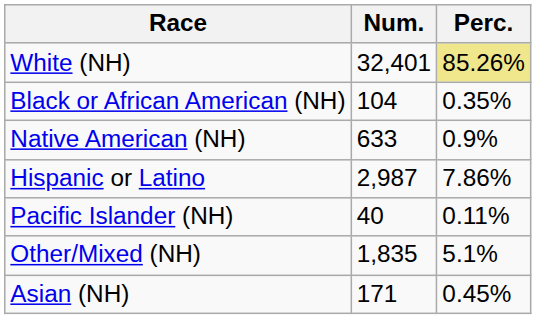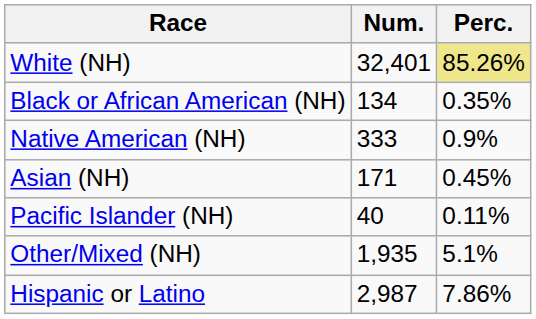(377, 100) 104 -> (377, 100) 134
(377, 139) 633 -> (377, 139) 333
rows swapped: (70, 293) <-> (108, 178)
(387, 255) 1,835 -> (387, 255) 1,935
